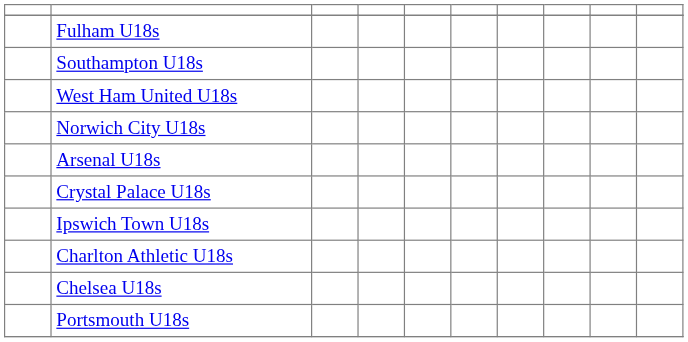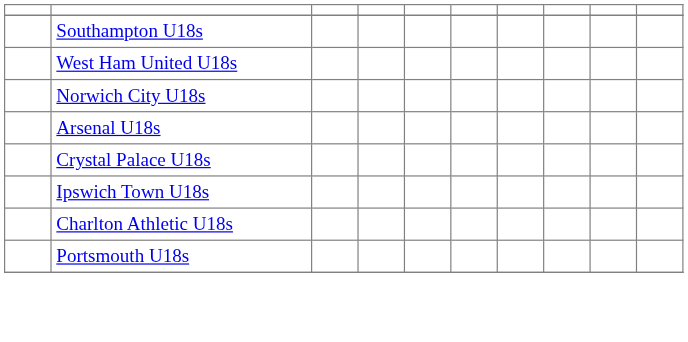- row: (108, 31)
- row: (109, 288)
